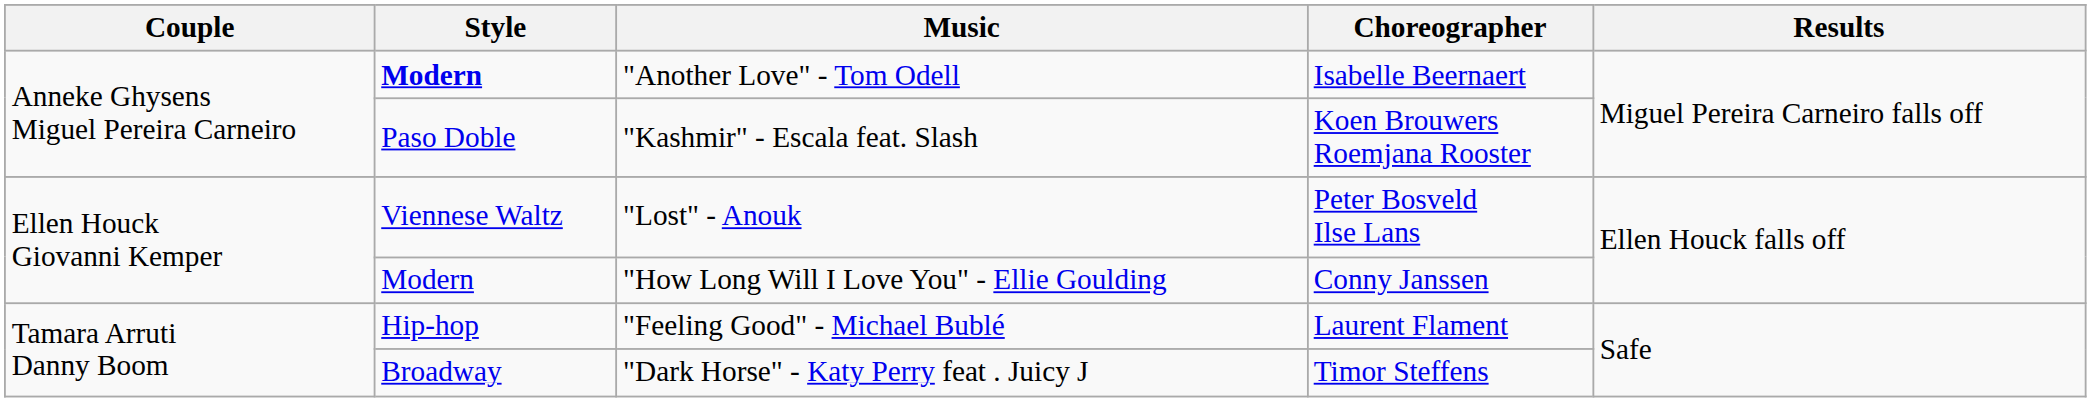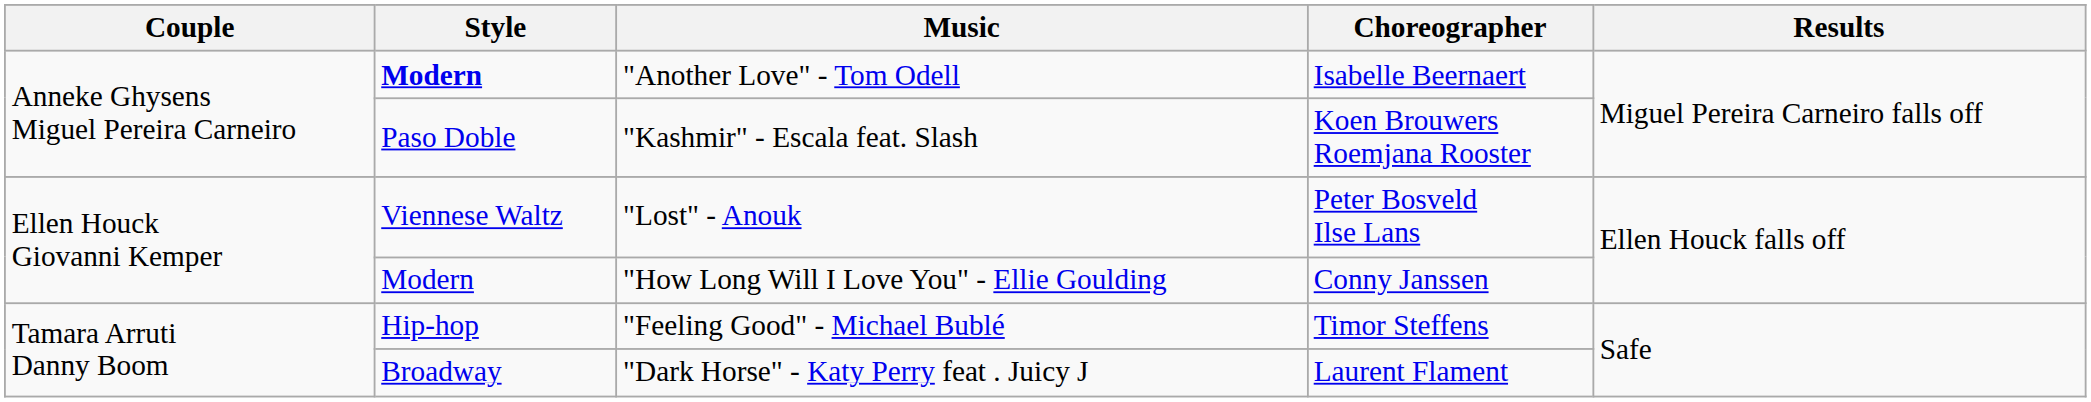(1411, 325) Laurent Flament -> (1401, 325) Timor Steffens
(1401, 372) Timor Steffens -> (1411, 372) Laurent Flament
